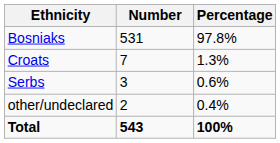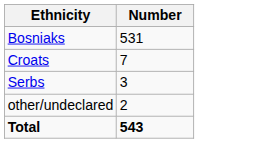- column: (235, 15)
